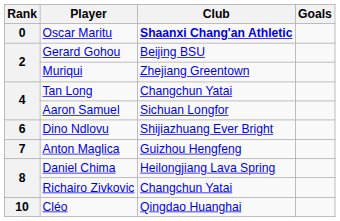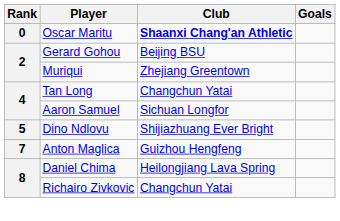(22, 129) 6 -> (22, 129) 5
- row: (55, 206)
